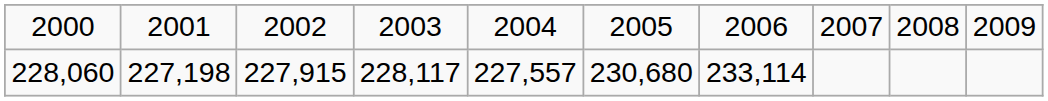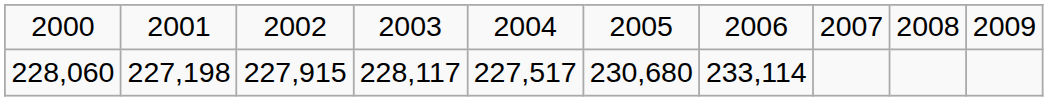(525, 72) 227,557 -> (525, 72) 227,517
